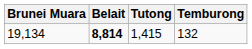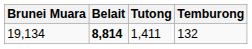(146, 33) 1,415 -> (146, 33) 1,411
